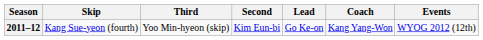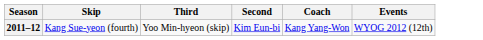- column: (304, 12)
